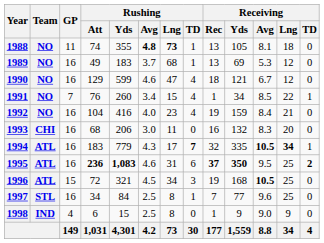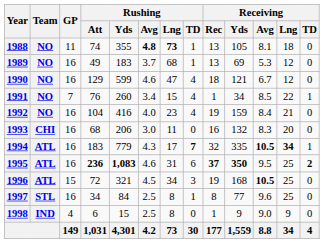(214, 197) 7 -> (214, 197) 8
